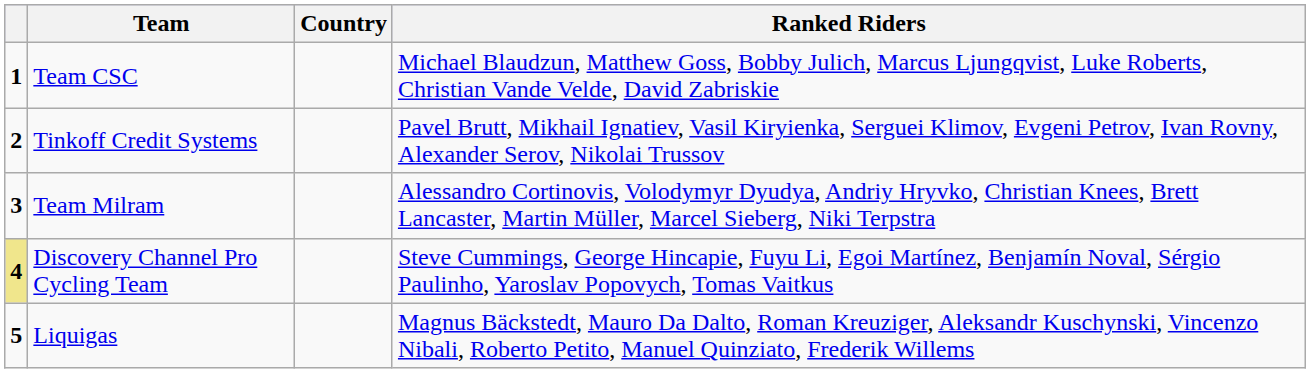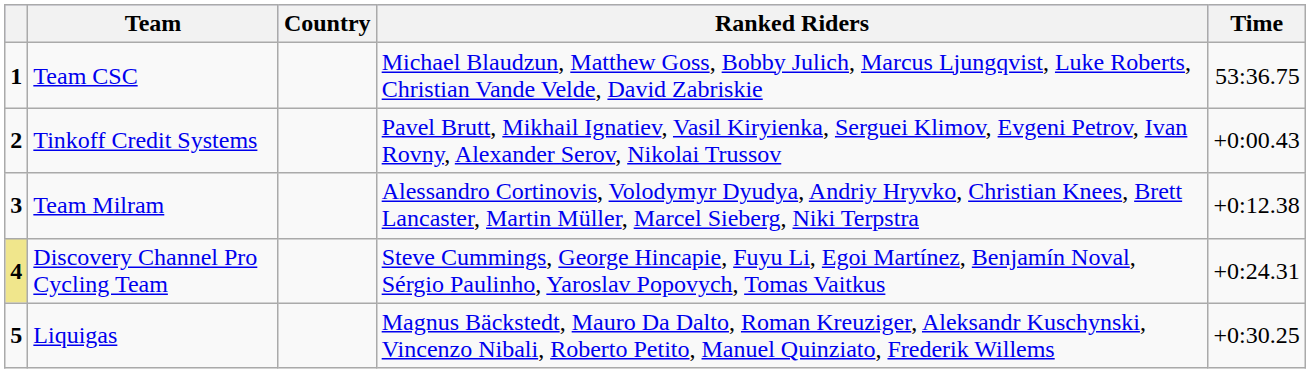+ column: (1257, 23)
